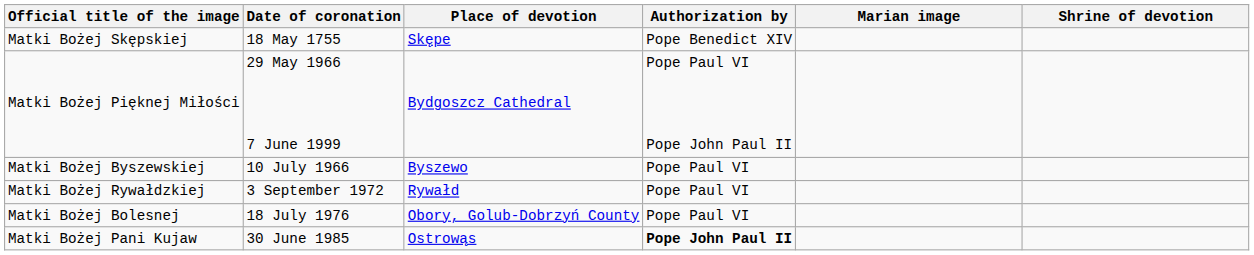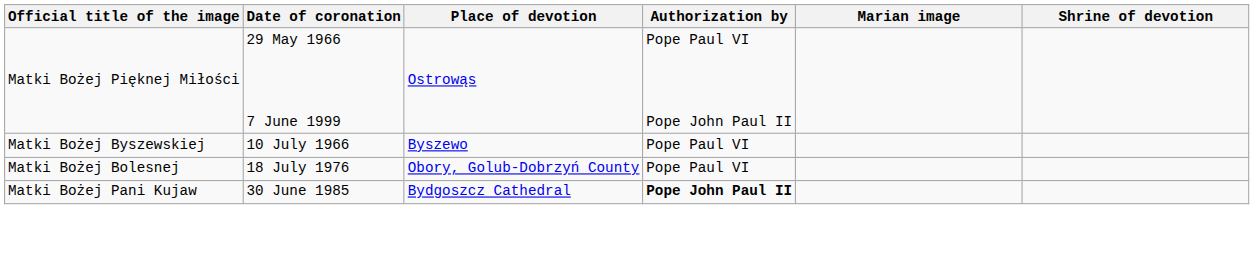- row: (98, 40)
(489, 104) Bydgoszcz Cathedral -> (442, 81) Ostrowąs
- row: (107, 192)
(442, 239) Ostrowąs -> (489, 192) Bydgoszcz Cathedral
